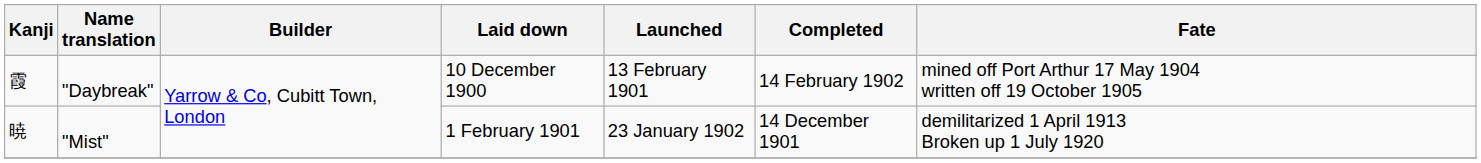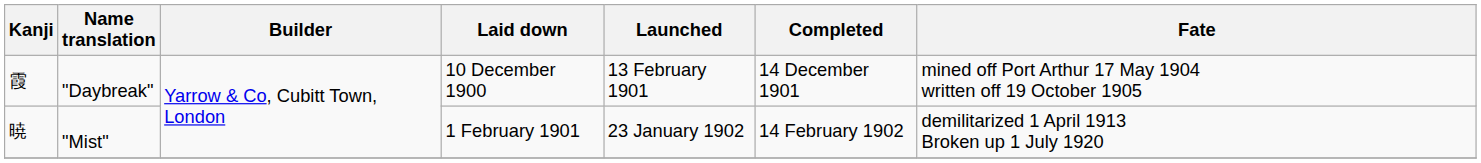(831, 80) 14 February 1902 -> (814, 80) 14 December 1901
(814, 131) 14 December 1901 -> (831, 131) 14 February 1902
